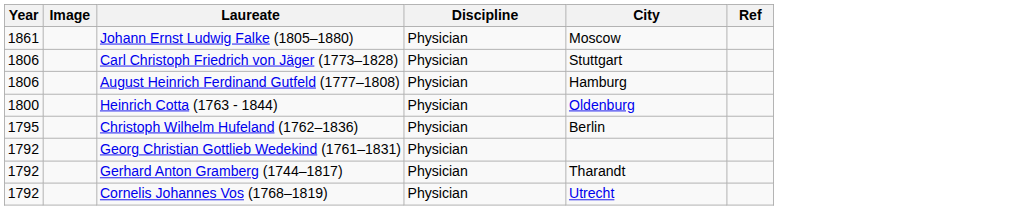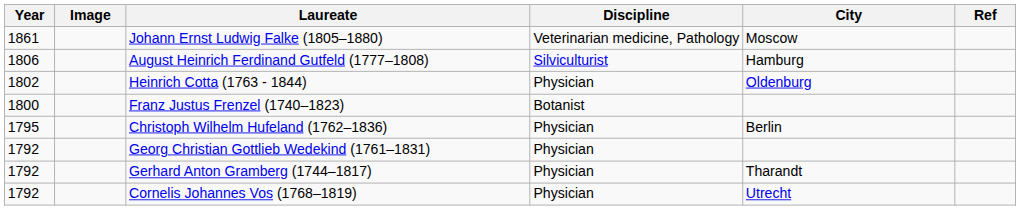(438, 37) Physician -> (636, 37) Veterinarian medicine, Pathology
- row: (249, 60)
(438, 82) Physician -> (571, 60) Silviculturist
(23, 104) 1800 -> (23, 82) 1802
+ row: (237, 104)
